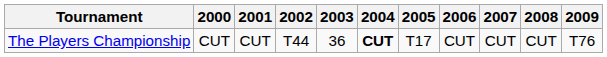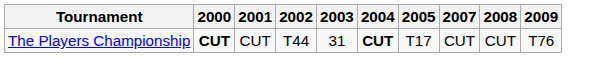- column: (459, 17)
(214, 41) normal -> (214, 41) bold
(337, 41) 36 -> (337, 41) 31
